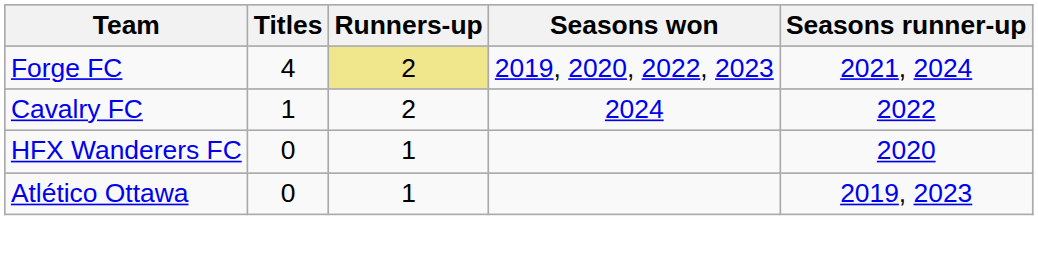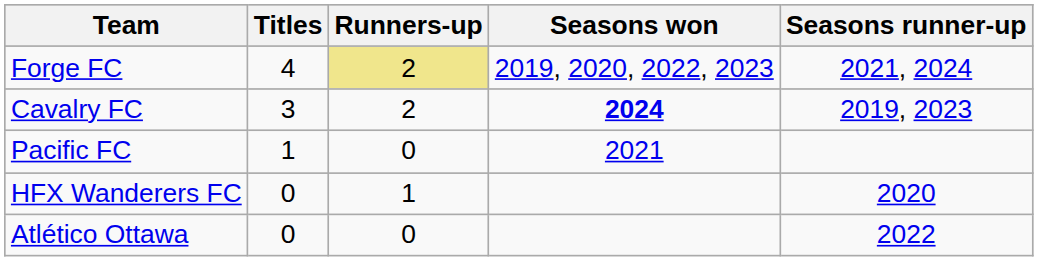(288, 109) 1 -> (288, 109) 3
(634, 109) normal -> (634, 109) bold
(906, 109) 2022 -> (906, 109) 2019, 2023
+ row: (71, 151)
(409, 192) 1 -> (409, 234) 0
(906, 192) 2019, 2023 -> (906, 234) 2022
